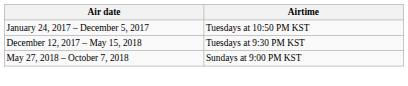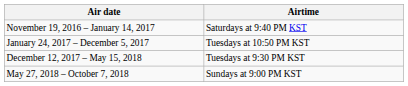+ row: (81, 28)
